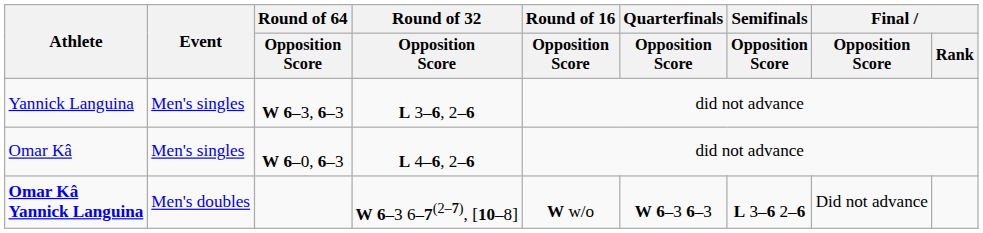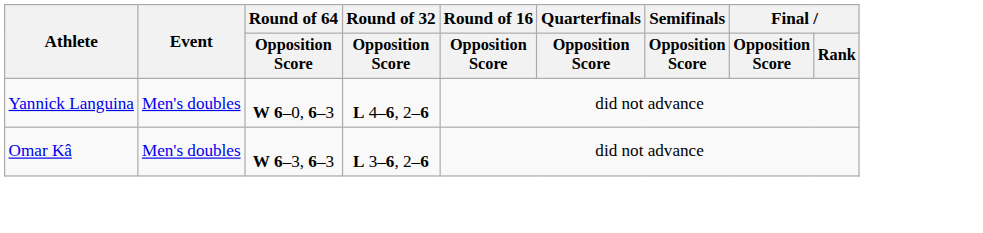(198, 103) Men's singles -> (191, 103) Men's doubles
(303, 113) W 6–3, 6–3 -> (293, 113) W 6–0, 6–3
(437, 113) L 3–6, 2–6 -> (391, 113) L 4–6, 2–6
(198, 151) Men's singles -> (191, 151) Men's doubles
(303, 161) W 6–0, 6–3 -> (293, 161) W 6–3, 6–3
(437, 161) L 4–6, 2–6 -> (391, 161) L 3–6, 2–6
- row: (76, 202)
